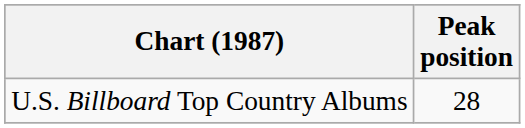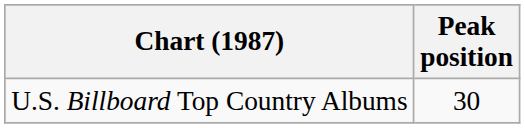(467, 100) 28 -> (467, 100) 30
